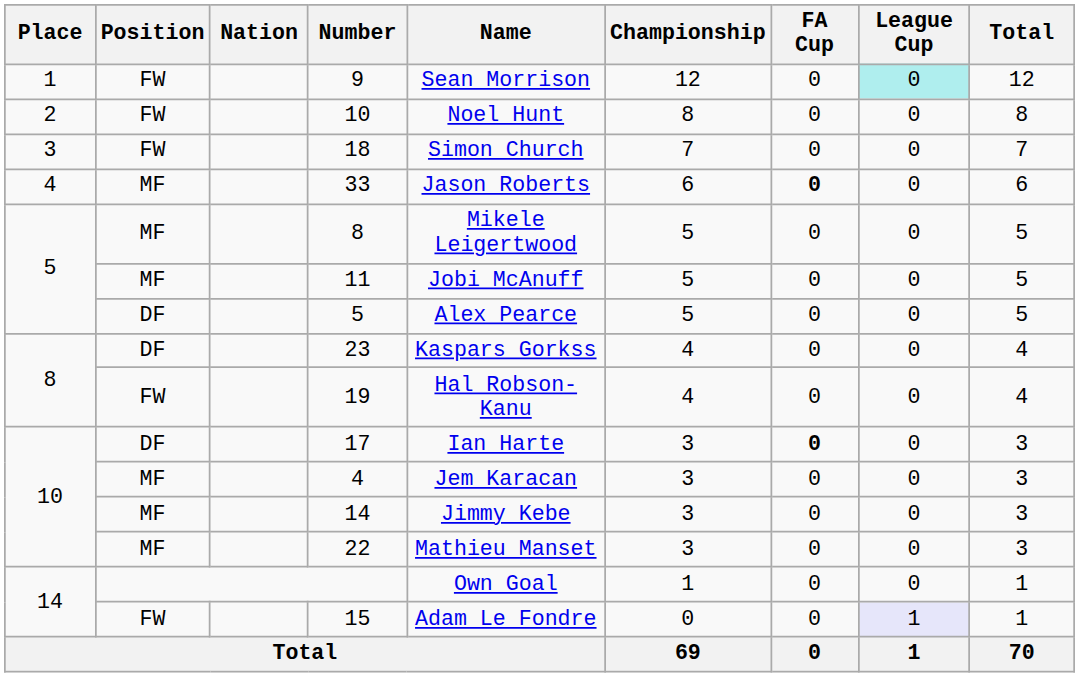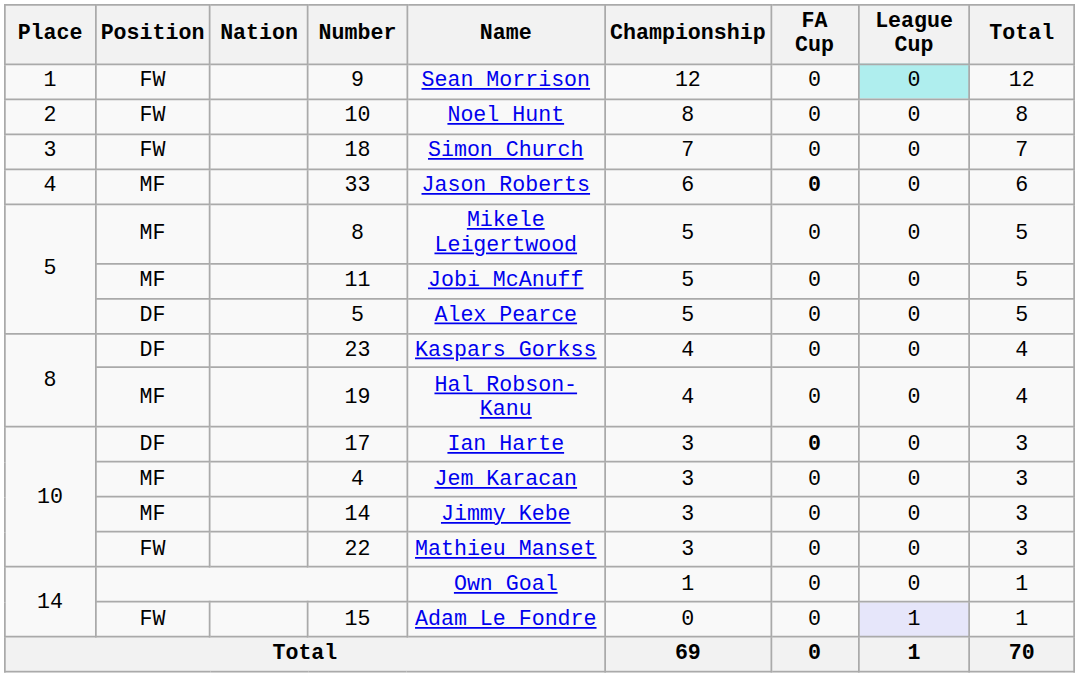(153, 398) FW -> (153, 398) MF
(153, 550) MF -> (153, 550) FW
